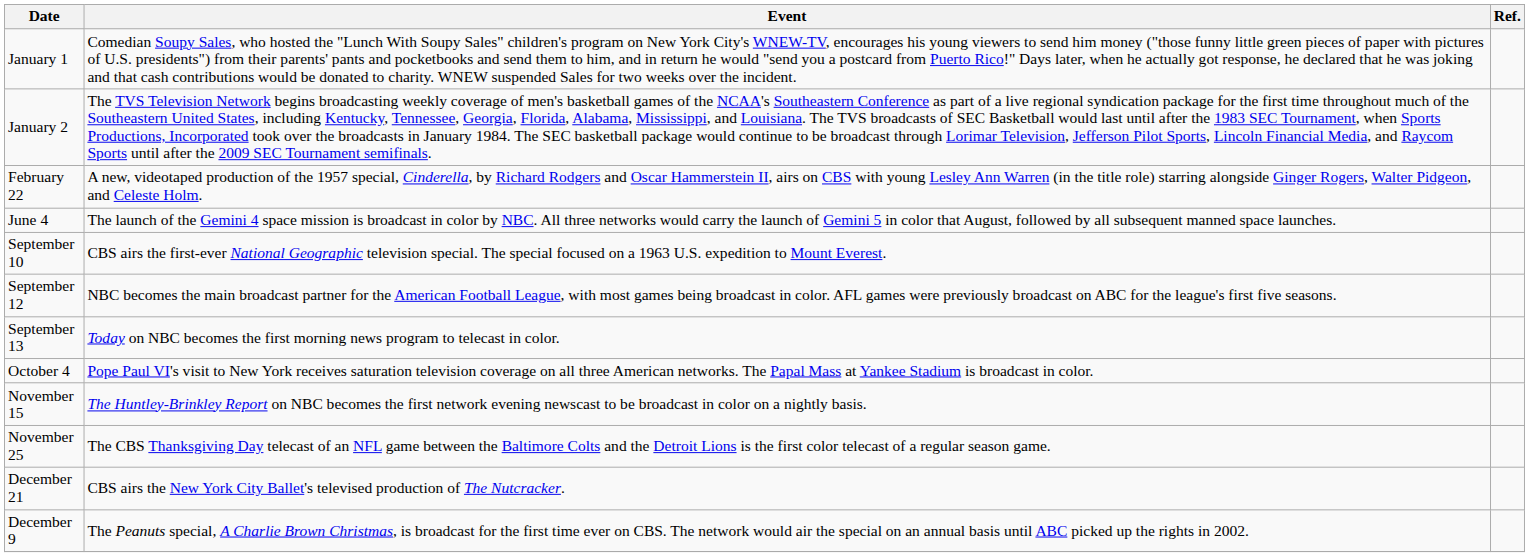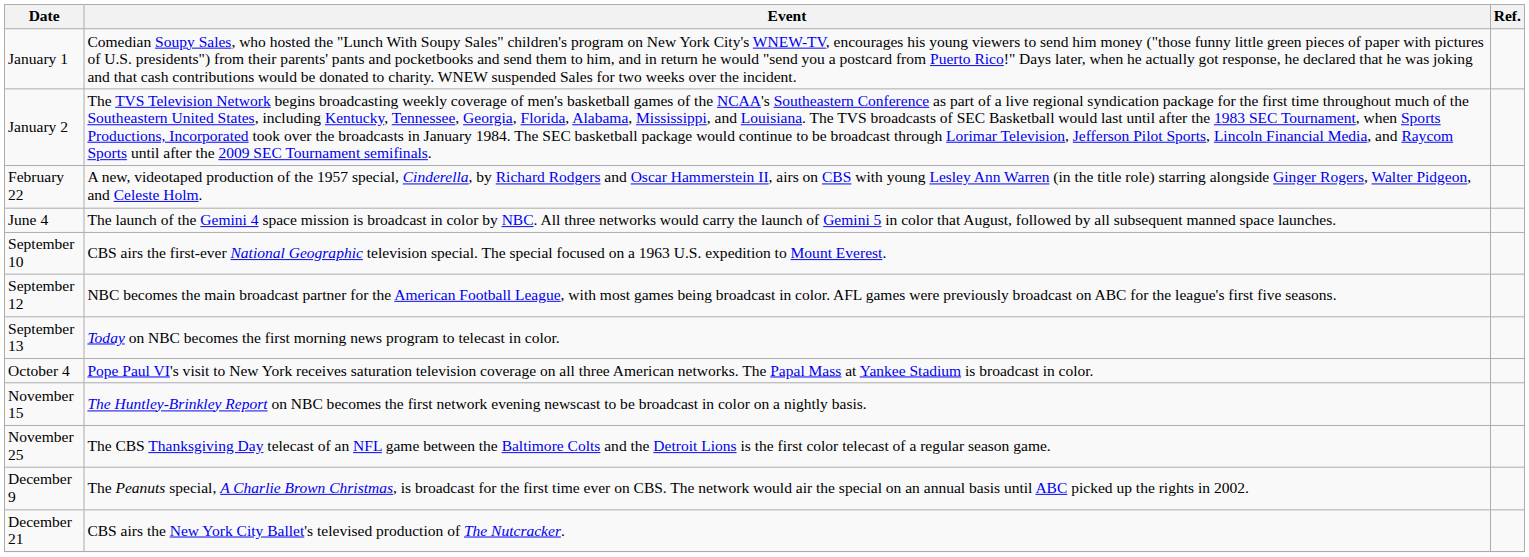rows swapped: (40, 530) <-> (40, 488)
